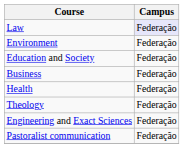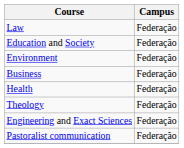(157, 27) lavender background -> (157, 27) no background
rows swapped: (50, 58) <-> (32, 43)
